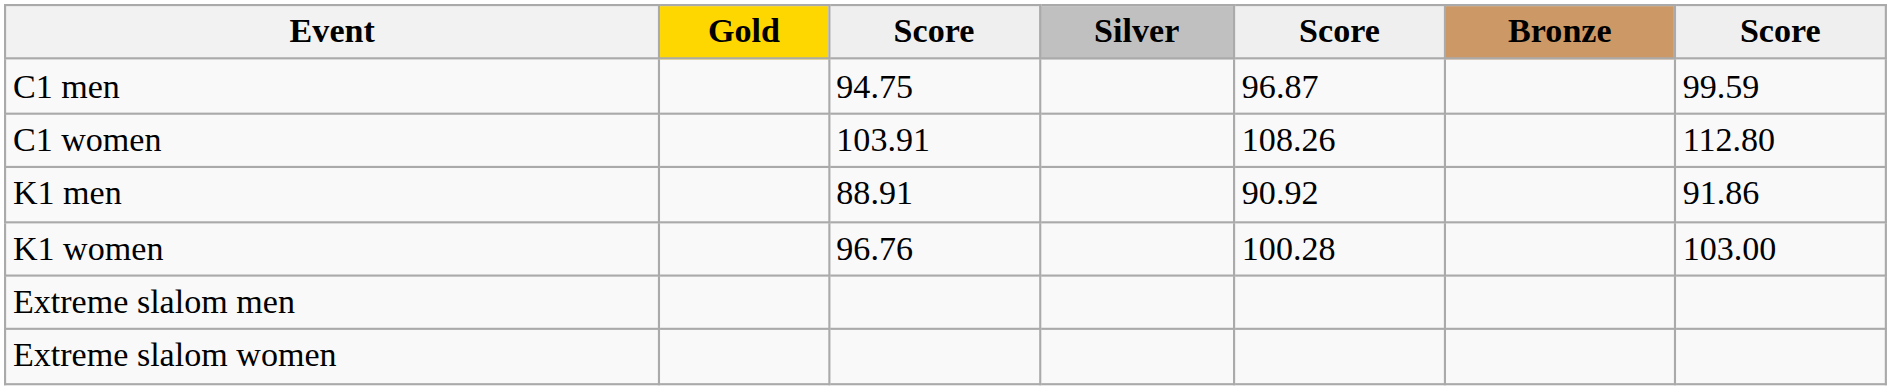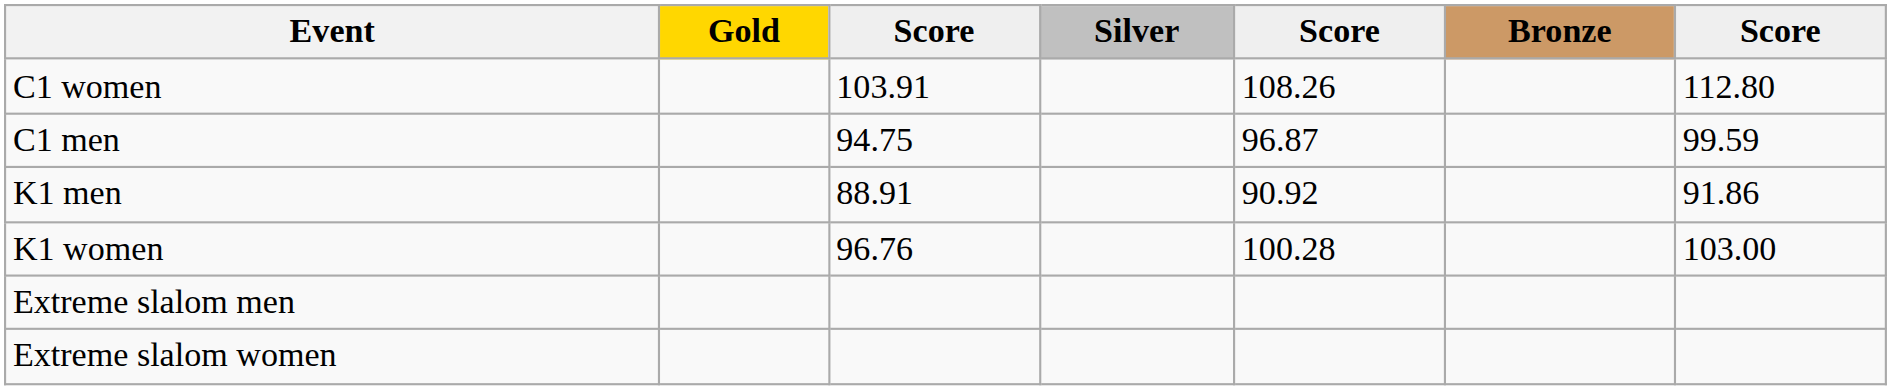rows swapped: (66, 85) <-> (87, 139)
